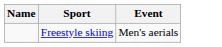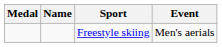+ column: (23, 14)
